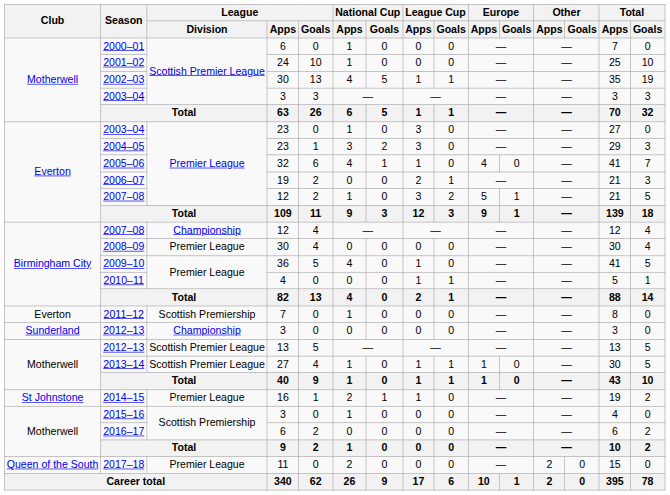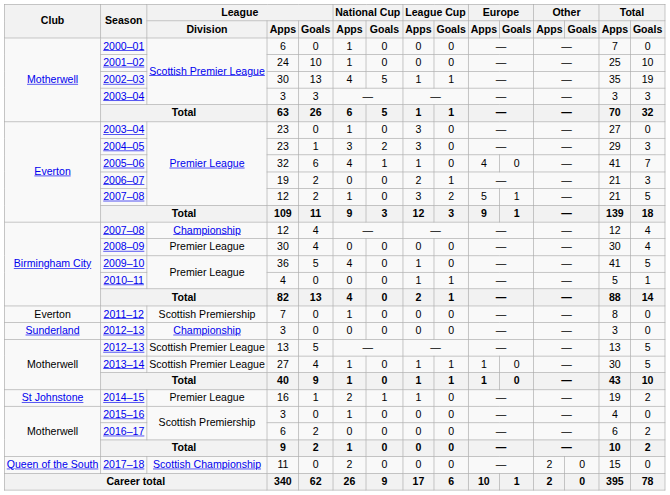(207, 465) Premier League -> (207, 465) Scottish Championship
